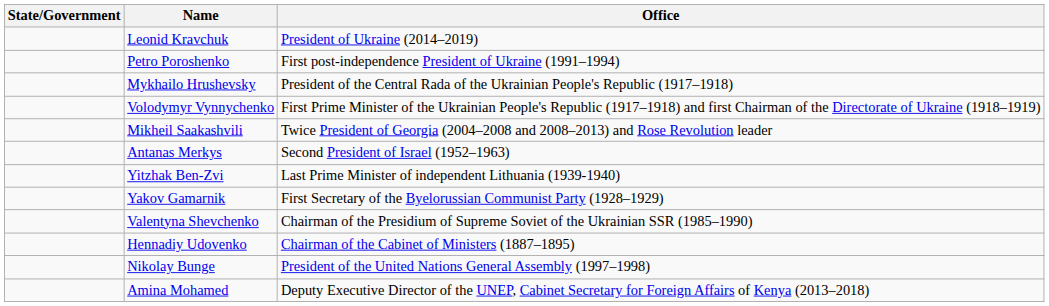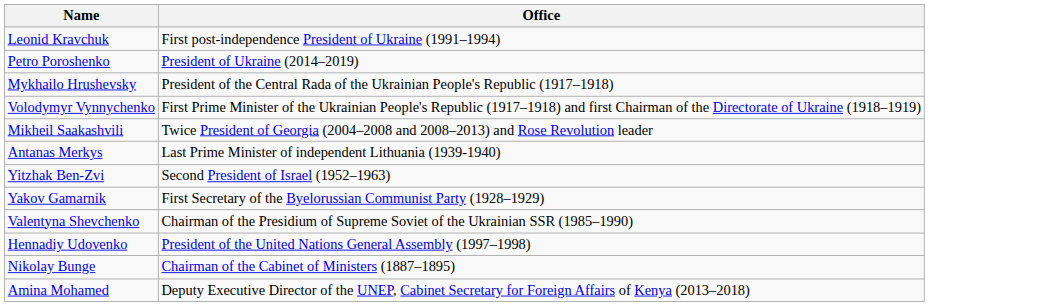- column: (64, 15)
(379, 38) President of Ukraine (2014–2019) -> (331, 38) First post-independence President of Ukraine (1991–1994)
(450, 61) First post-independence President of Ukraine (1991–1994) -> (260, 61) President of Ukraine (2014–2019)
(395, 152) Second President of Israel (1952–1963) -> (331, 152) Last Prime Minister of independent Lithuania (1939-1940)
(450, 175) Last Prime Minister of independent Lithuania (1939-1940) -> (276, 175) Second President of Israel (1952–1963)
(428, 244) Chairman of the Cabinet of Ministers (1887–1895) -> (346, 244) President of the United Nations General Assembly (1997–1998)
(465, 267) President of the United Nations General Assembly (1997–1998) -> (308, 267) Chairman of the Cabinet of Ministers (1887–1895)
